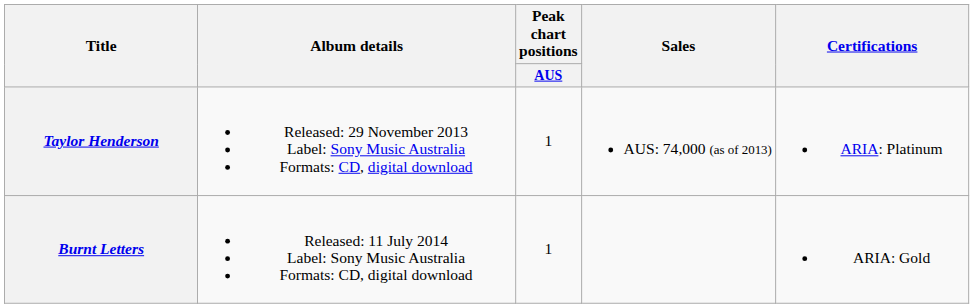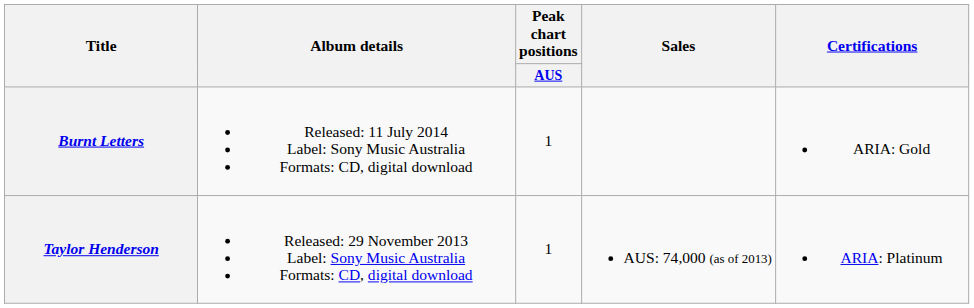rows swapped: (101, 141) <-> (101, 249)
